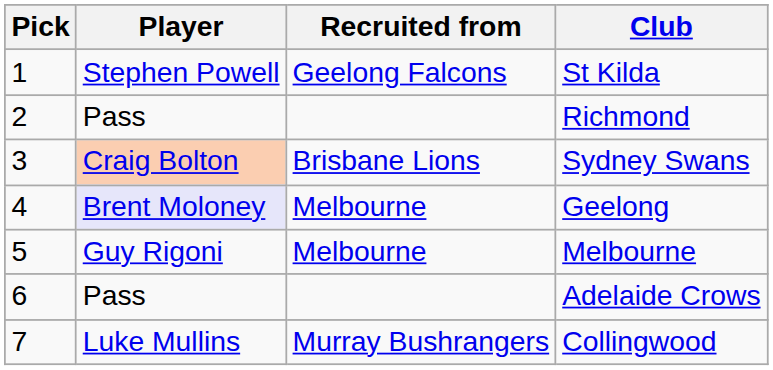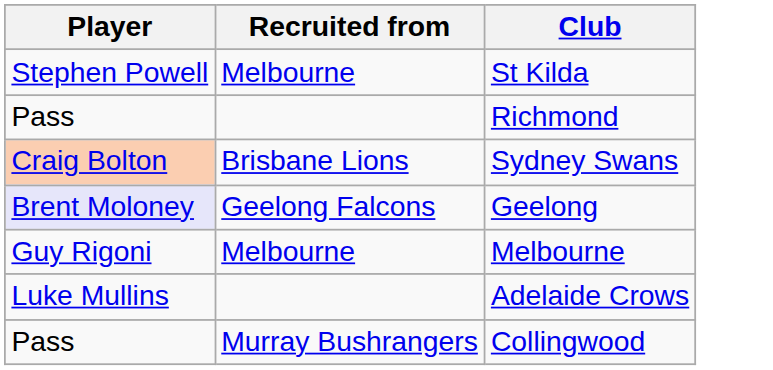- column: (41, 26)
(400, 71) Geelong Falcons -> (288, 71) Melbourne
(360, 206) Melbourne -> (328, 206) Geelong Falcons
(114, 296) Pass -> (90, 296) Luke Mullins
(161, 341) Luke Mullins -> (43, 341) Pass
